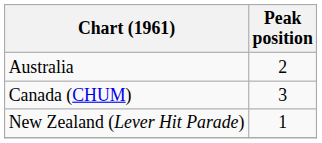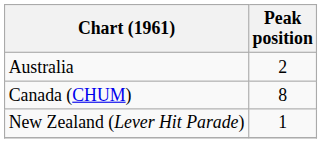(283, 94) 3 -> (283, 94) 8
